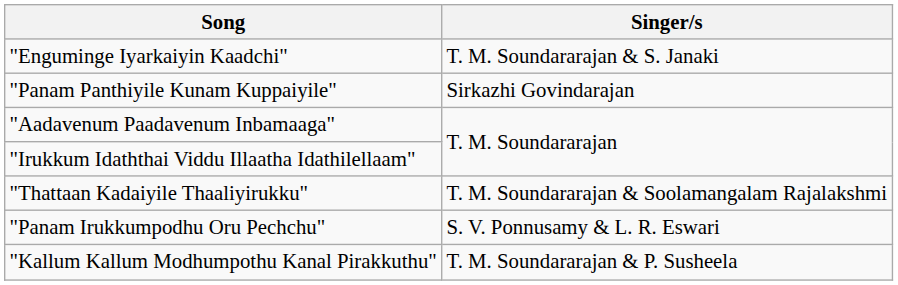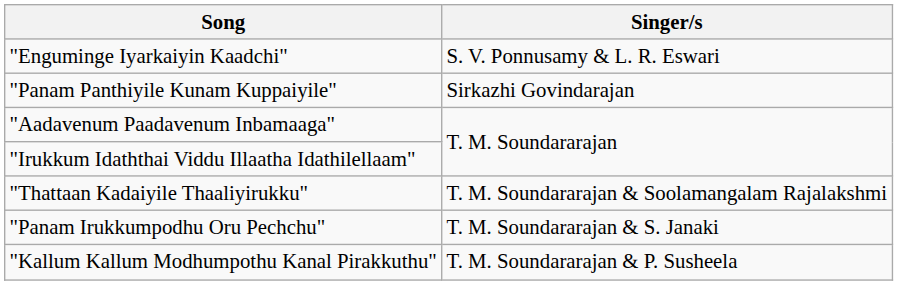(583, 56) T. M. Soundararajan & S. Janaki -> (583, 56) S. V. Ponnusamy & L. R. Eswari
(583, 227) S. V. Ponnusamy & L. R. Eswari -> (583, 227) T. M. Soundararajan & S. Janaki
